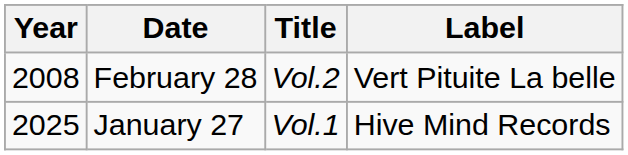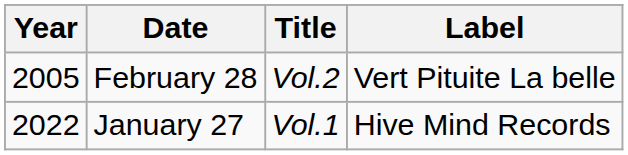(46, 76) 2008 -> (46, 76) 2005
(46, 125) 2025 -> (46, 125) 2022
